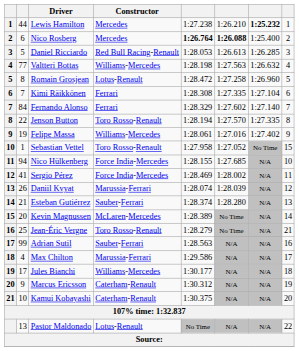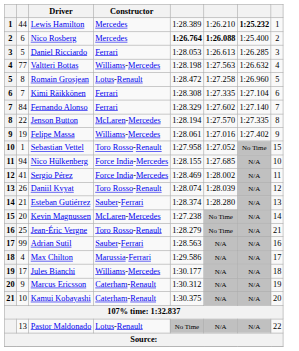(198, 24) 1:27.238 -> (187, 24) 1:28.389
(137, 51) Red Bull Racing-Renault -> (106, 51) Ferrari
(128, 120) Toro Rosso-Renault -> (128, 120) McLaren-Mercedes
(123, 188) Marussia-Ferrari -> (128, 188) Toro Rosso-Renault
(198, 216) 1:28.389 -> (187, 216) 1:27.238
